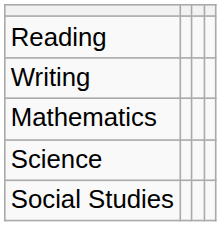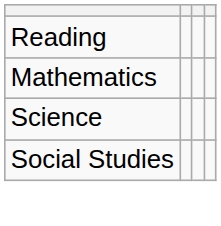- row: (51, 77)
